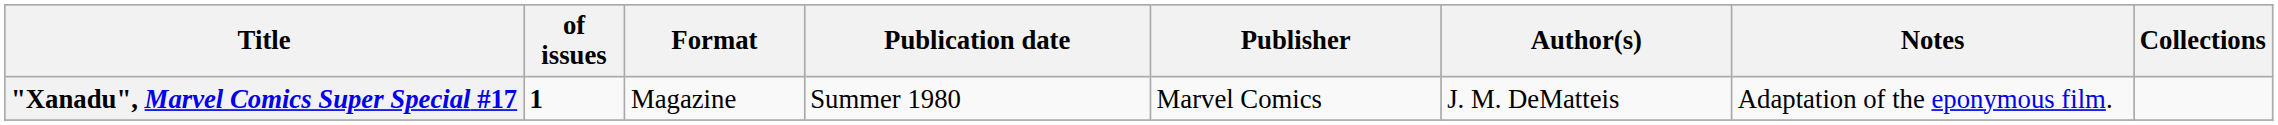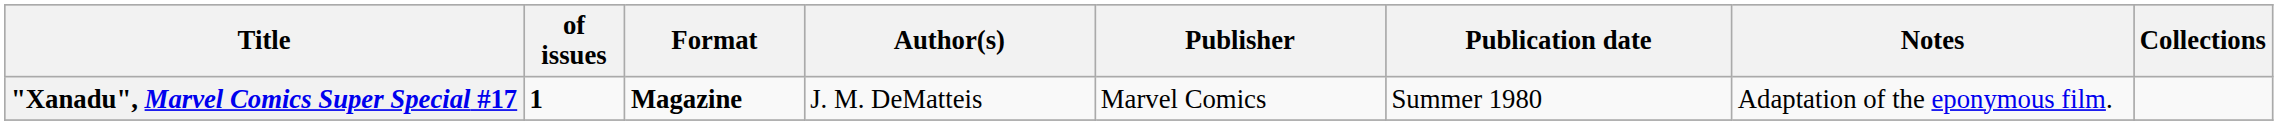columns swapped: (1586, 40) <-> (977, 40)
(684, 98) normal -> (687, 98) bold
